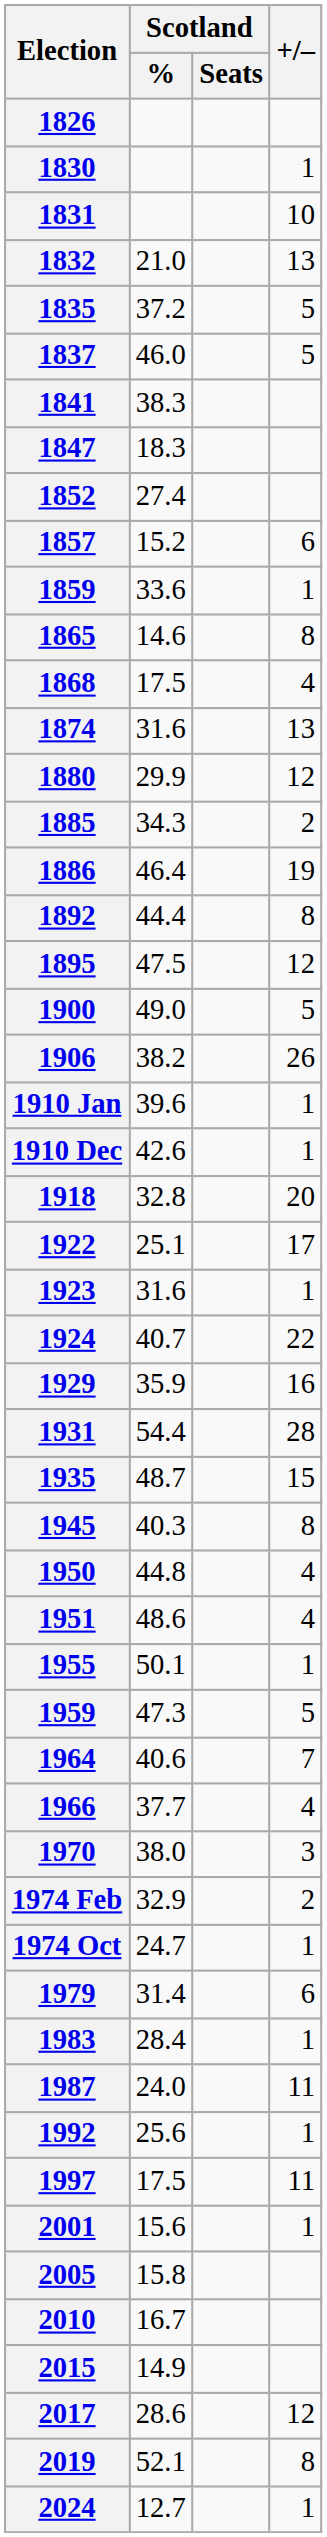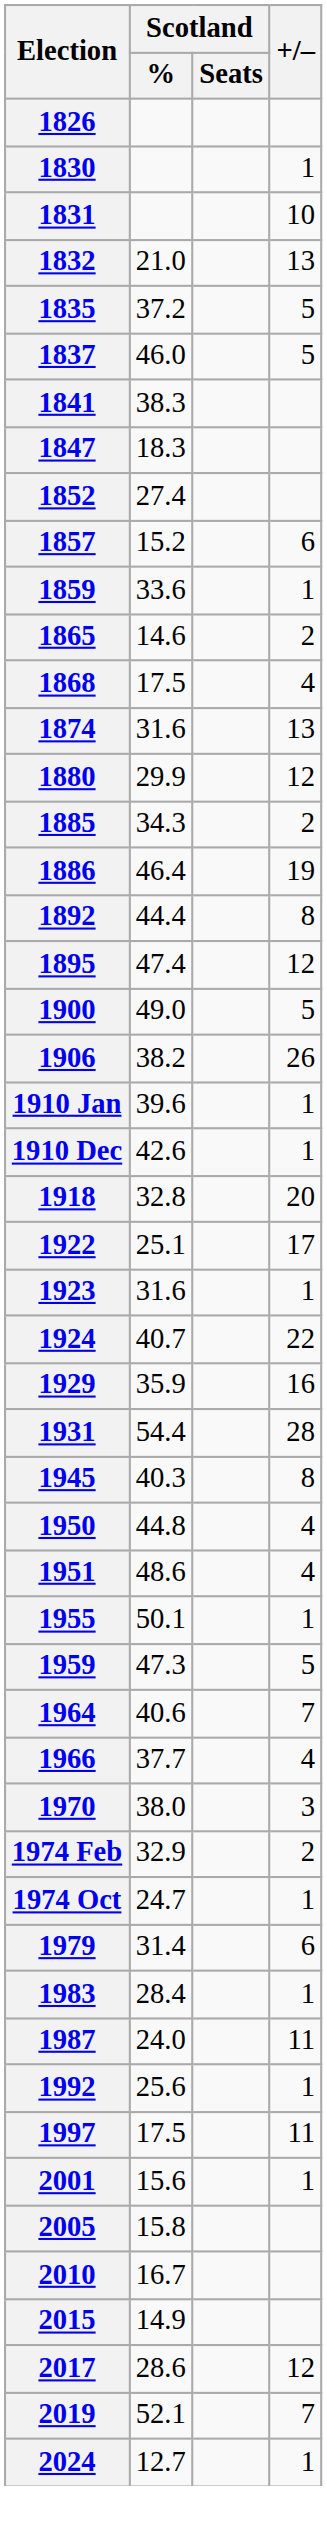(308, 636) 8 -> (308, 636) 2
(161, 963) 47.5 -> (161, 963) 47.4
- row: (67, 1478)
(308, 2461) 8 -> (308, 2414) 7
